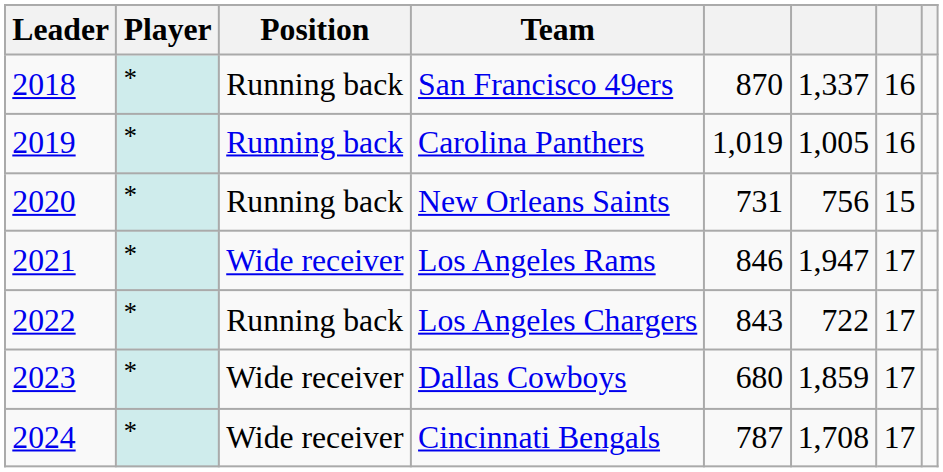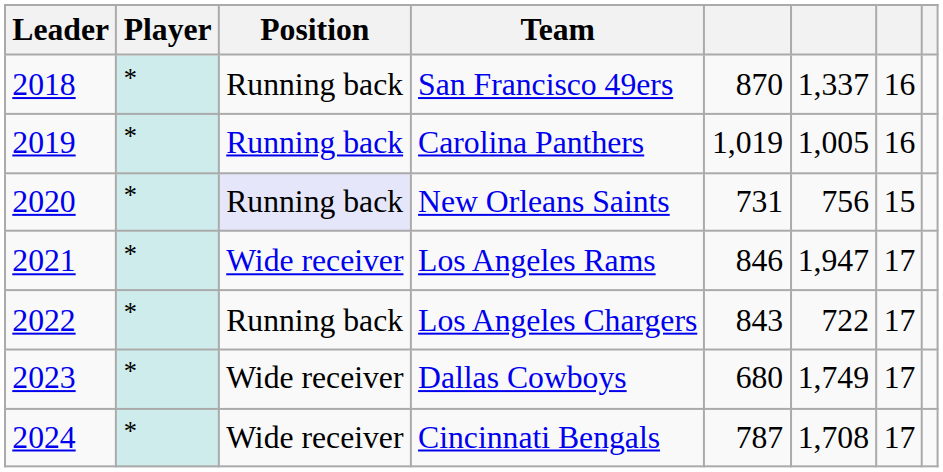(315, 201) no background -> (315, 201) lavender background
(833, 378) 1,859 -> (833, 378) 1,749
